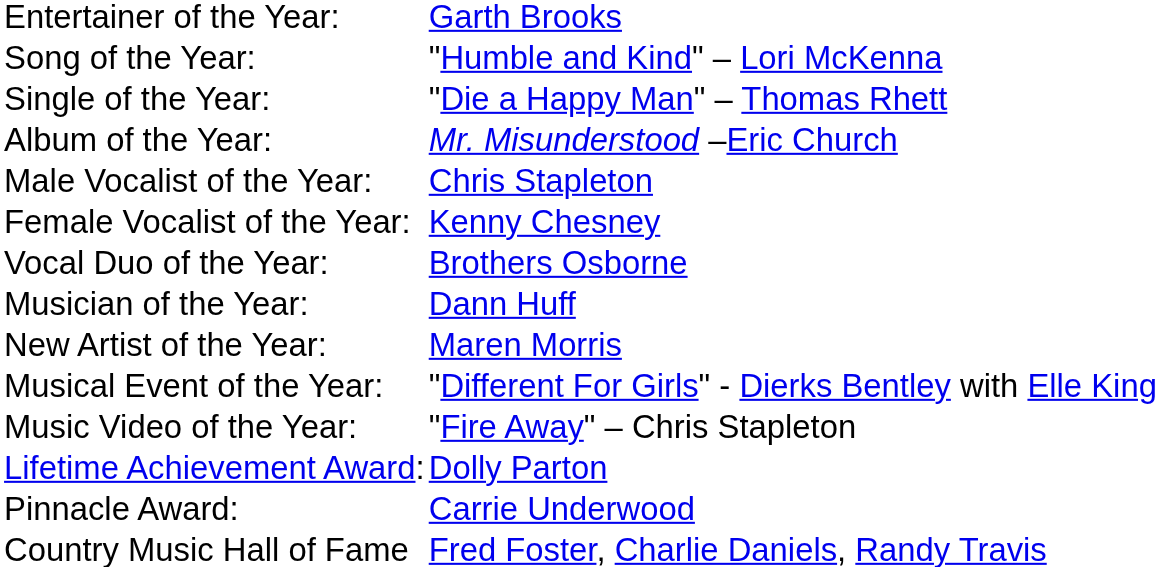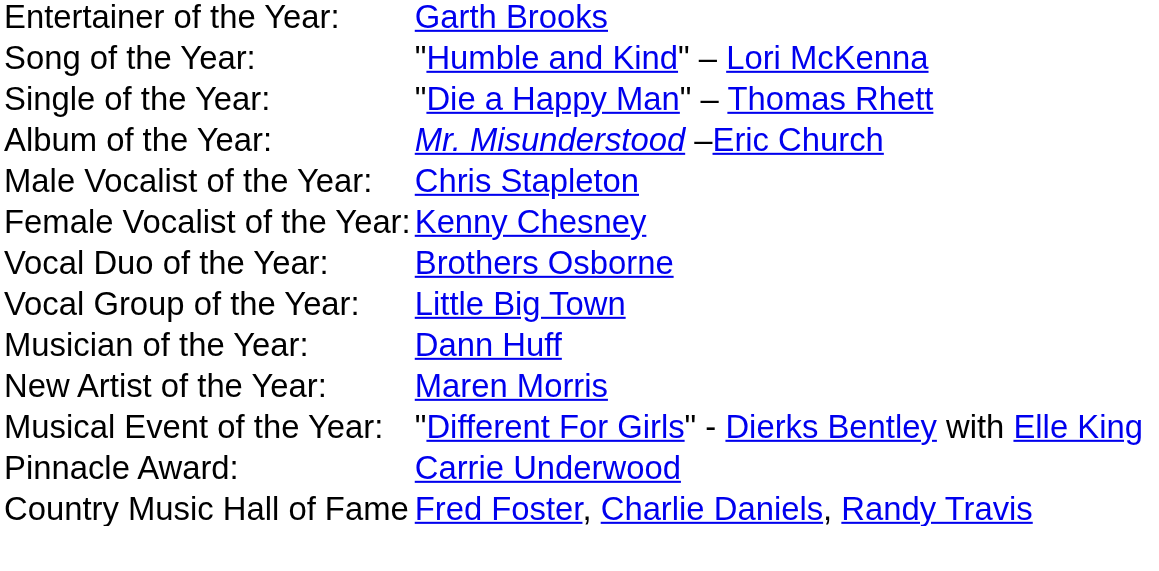+ row: (182, 303)
- row: (181, 426)
- row: (214, 467)
